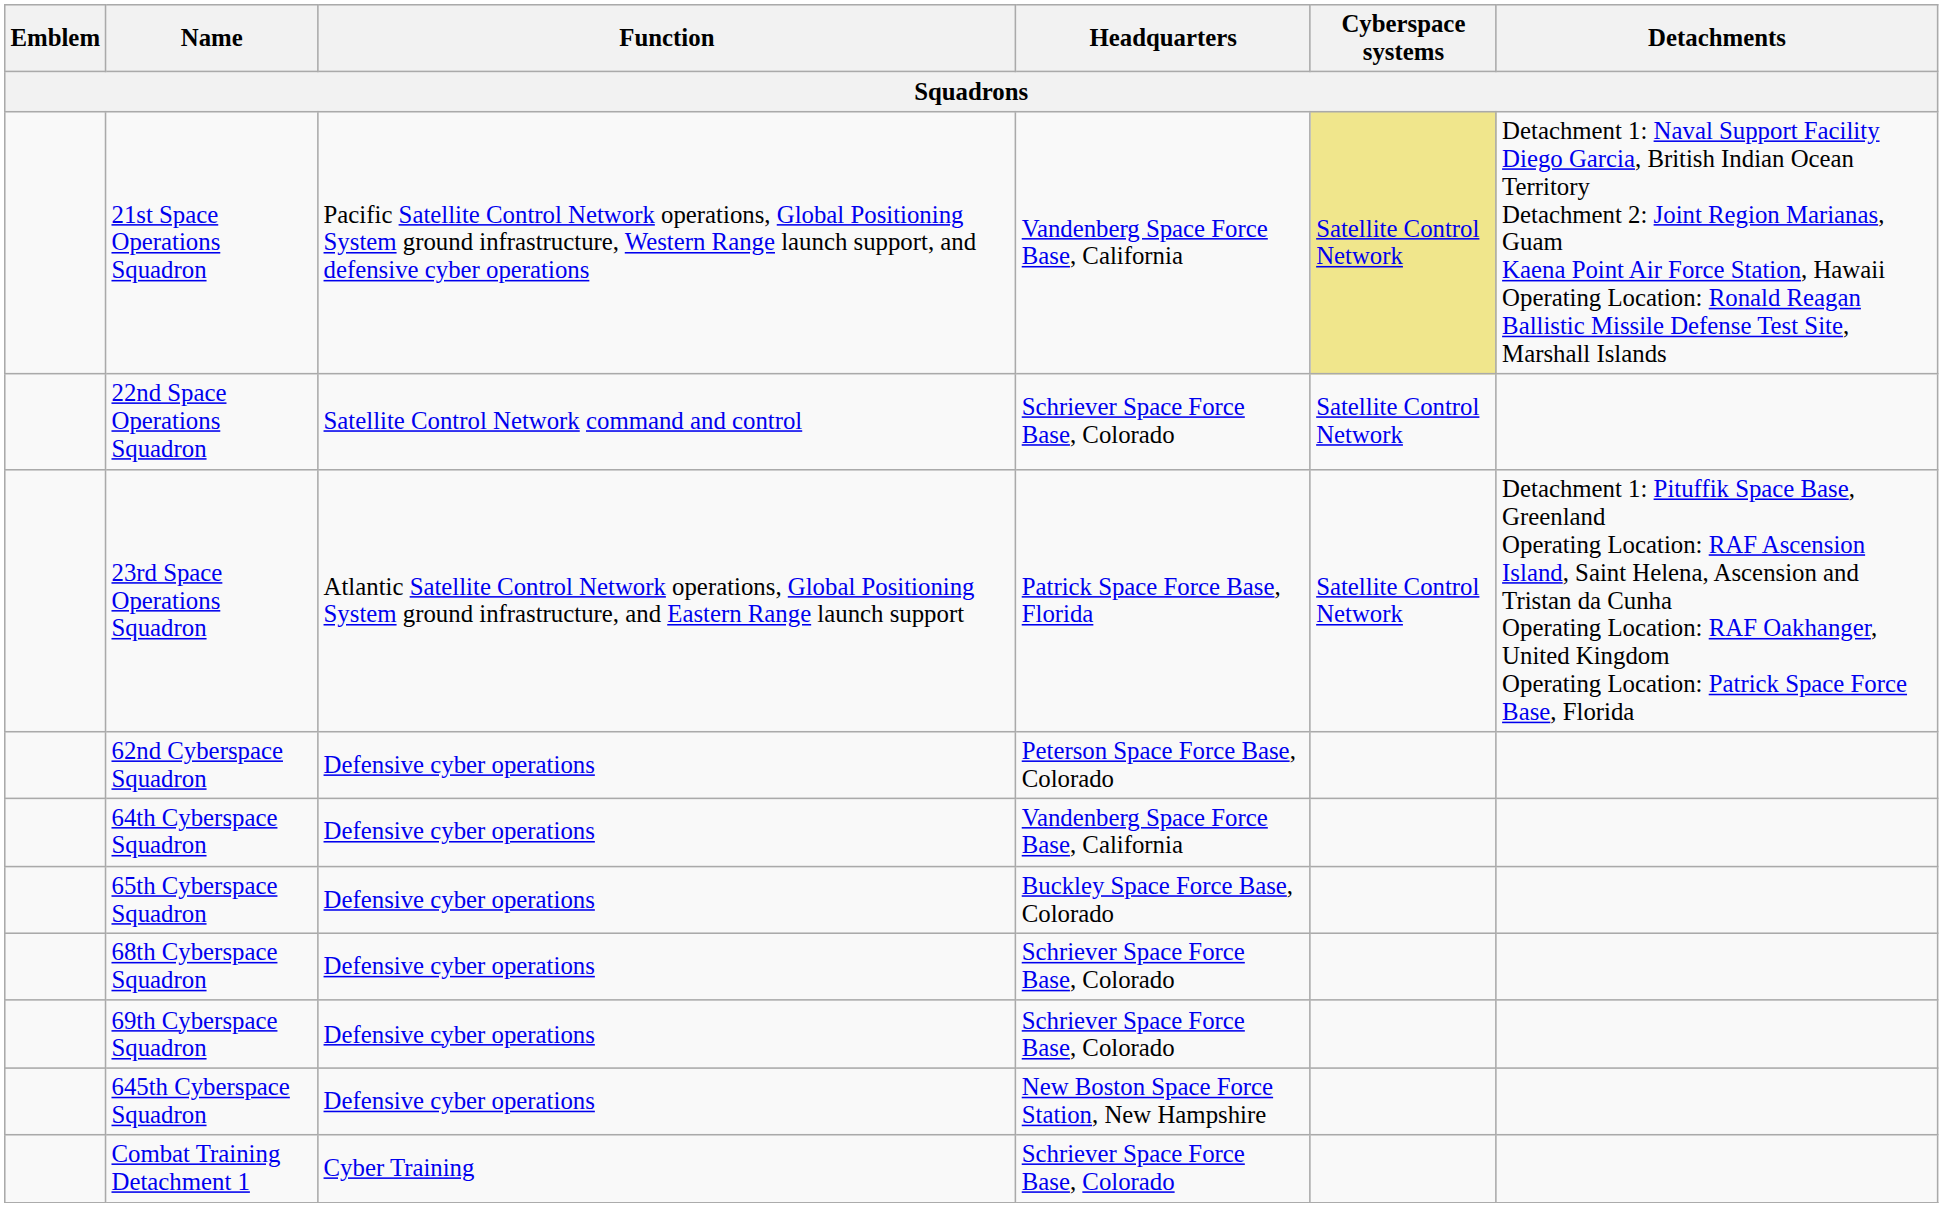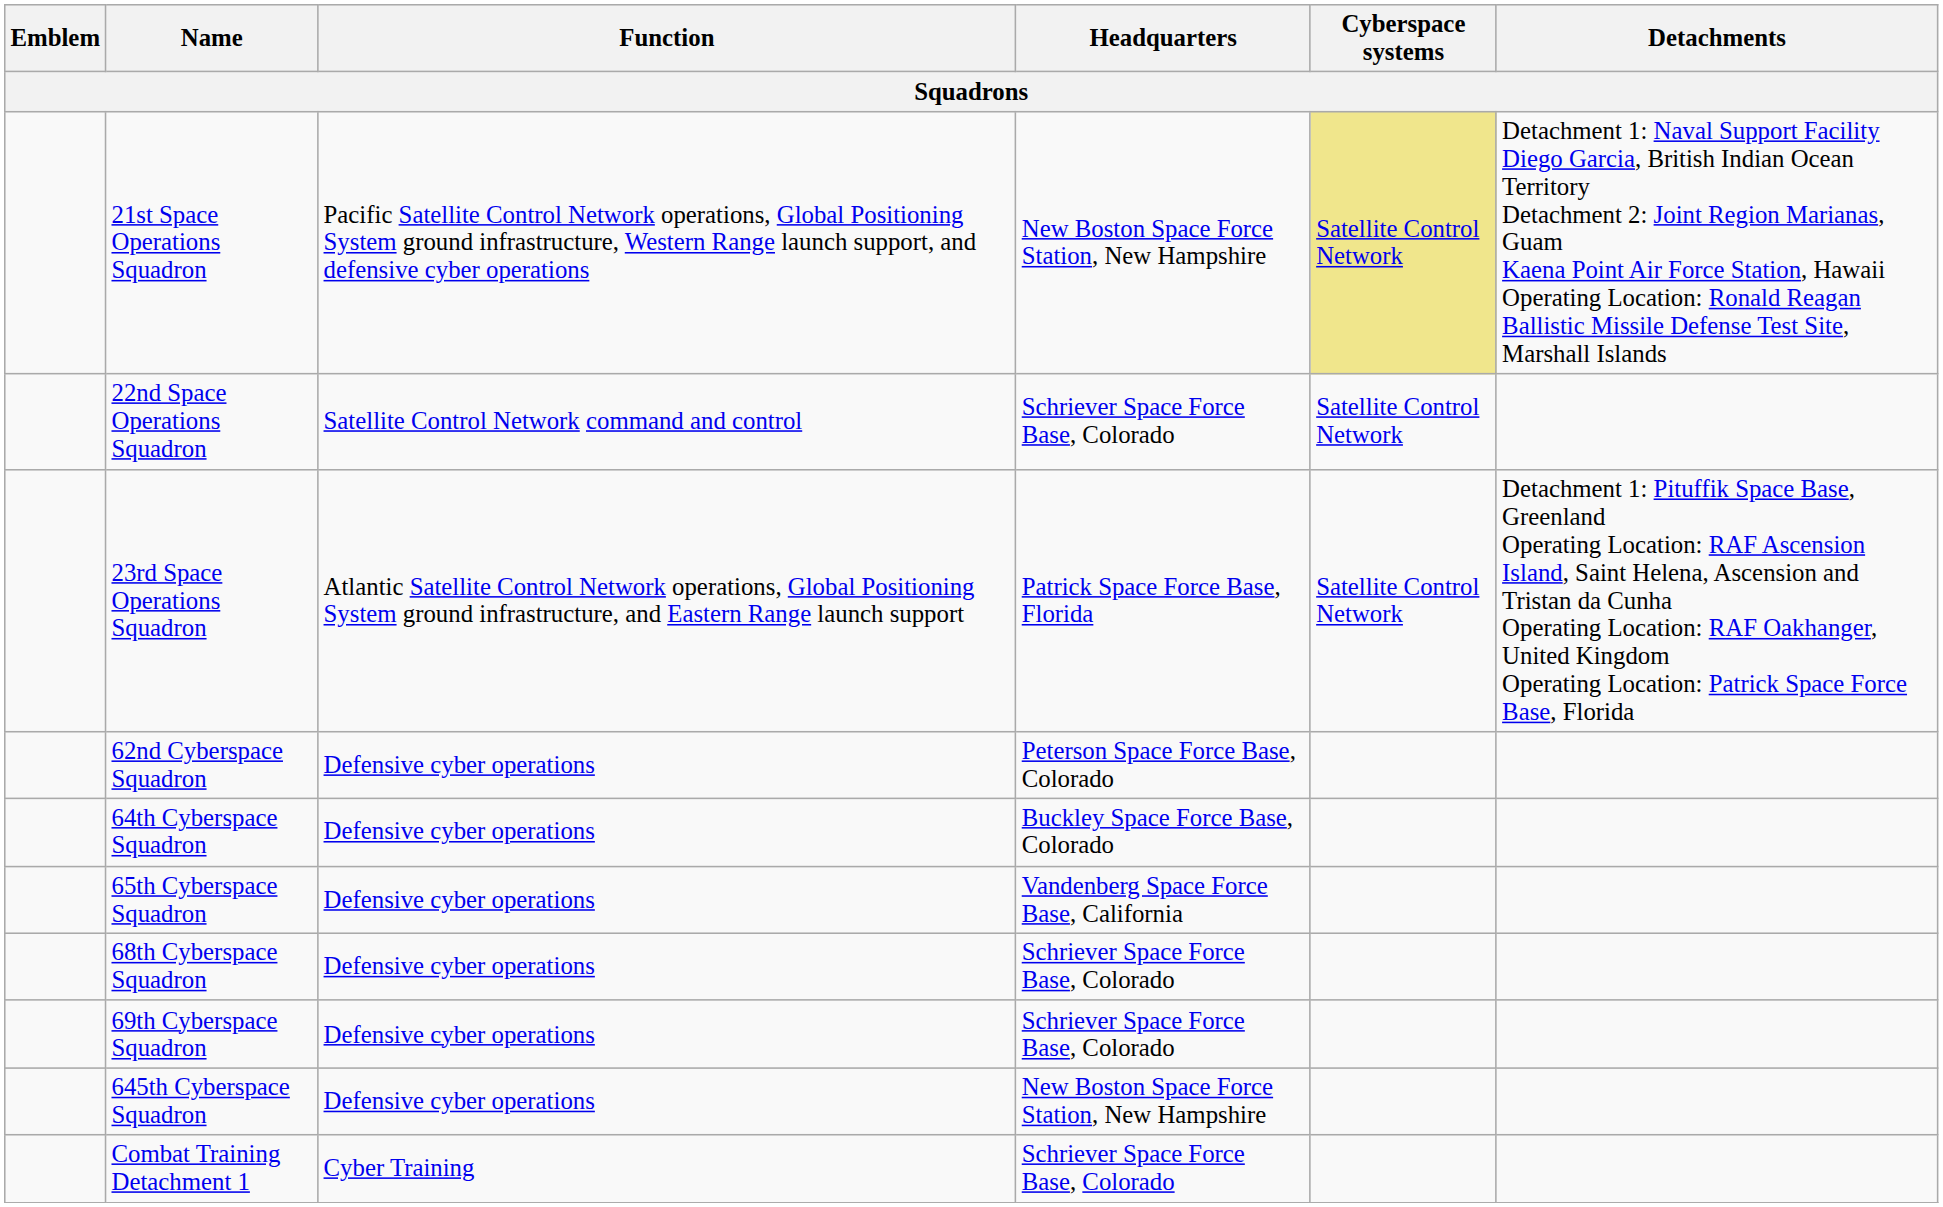(1145, 242) Vandenberg Space Force Base, California -> (1147, 242) New Boston Space Force Station, New Hampshire
(1145, 832) Vandenberg Space Force Base, California -> (1157, 832) Buckley Space Force Base, Colorado
(1157, 899) Buckley Space Force Base, Colorado -> (1145, 899) Vandenberg Space Force Base, California
